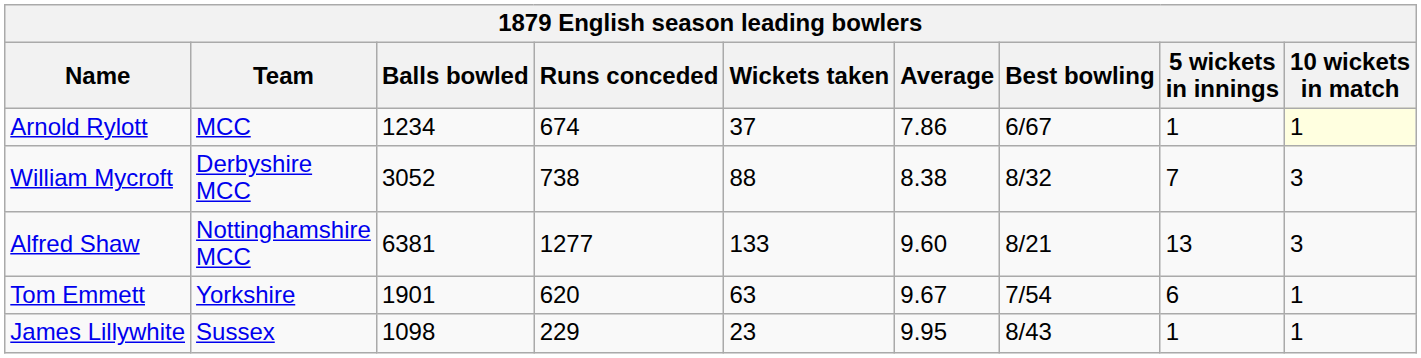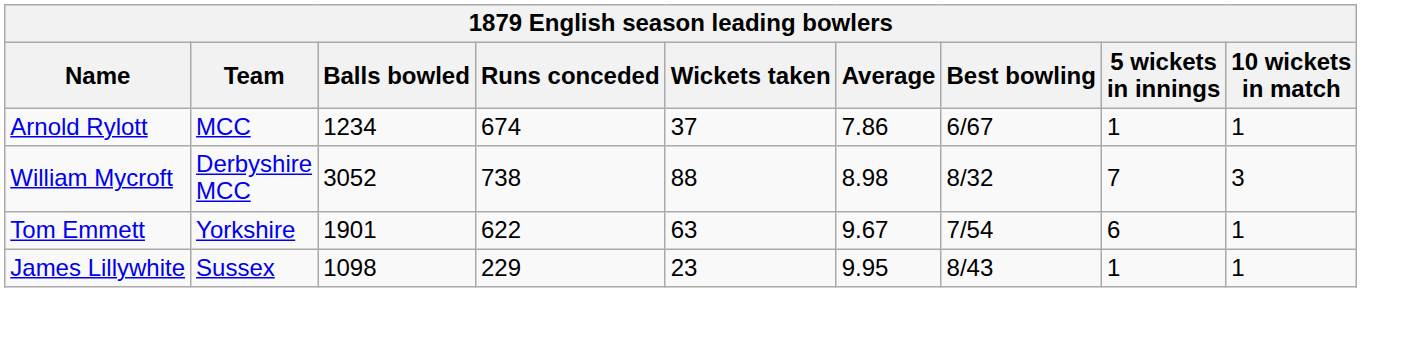(1297, 126) lightyellow background -> (1238, 126) no background
(924, 178) 8.38 -> (865, 178) 8.98
- row: (75, 243)
(560, 294) 620 -> (501, 229) 622
